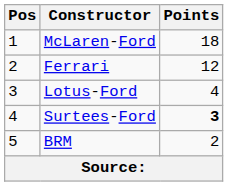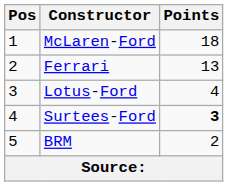(210, 68) 12 -> (210, 68) 13
